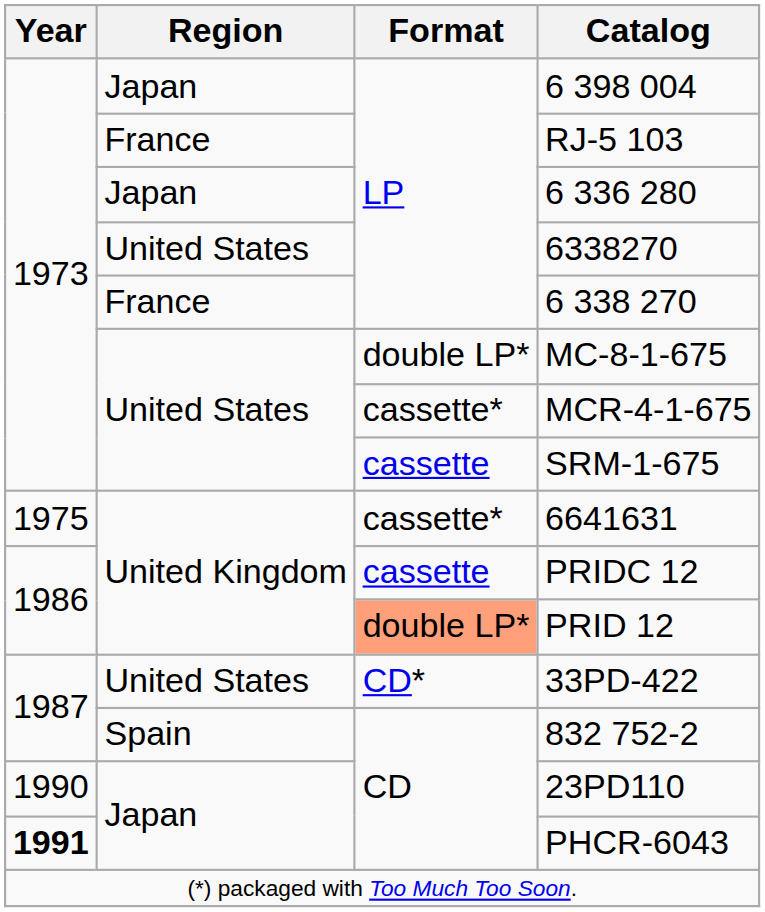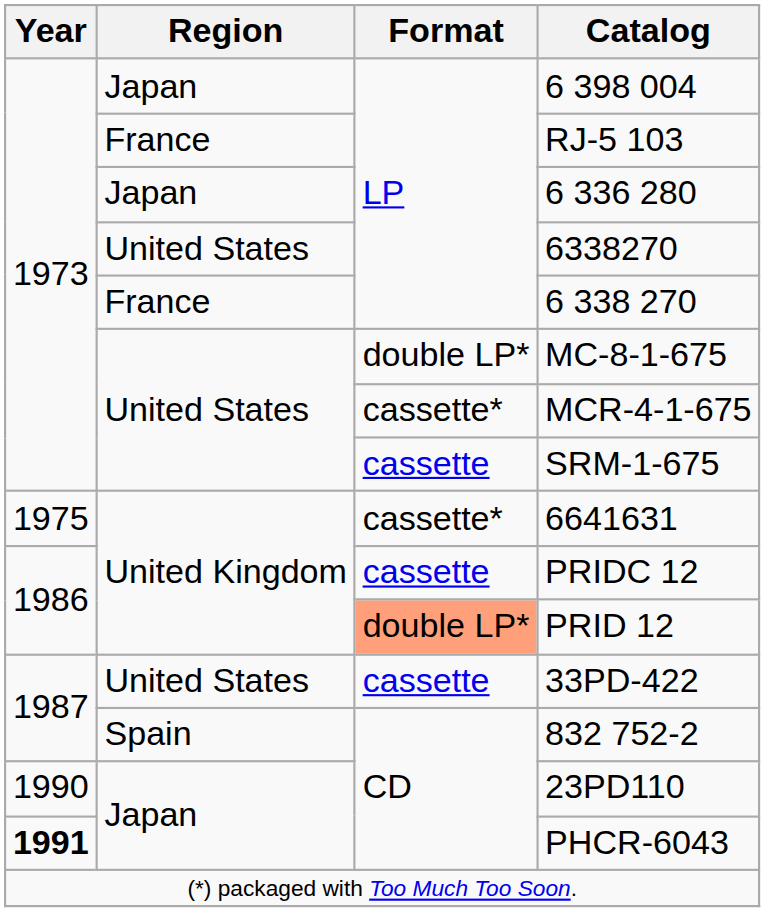(394, 680) CD* -> (426, 680) cassette
